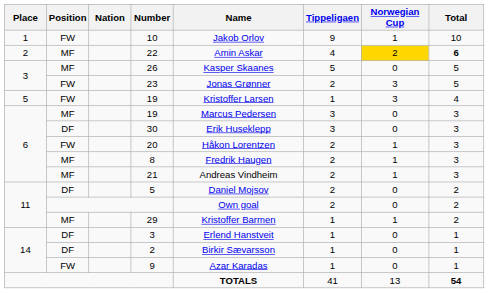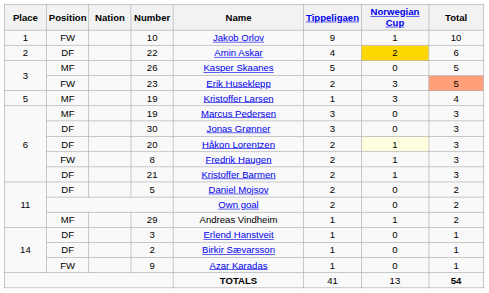(68, 53) MF -> (68, 53) DF
(456, 53) bold -> (456, 53) normal
(239, 83) Jonas Grønner -> (239, 83) Erik Huseklepp
(456, 83) no background -> (456, 83) lightsalmon background
(68, 99) FW -> (68, 99) MF
(239, 129) Erik Huseklepp -> (239, 129) Jonas Grønner
(68, 144) FW -> (68, 144) DF
(395, 144) no background -> (395, 144) lightyellow background
(68, 159) MF -> (68, 159) FW
(68, 174) MF -> (68, 174) DF
(239, 174) Andreas Vindheim -> (239, 174) Kristoffer Barmen
(239, 220) Kristoffer Barmen -> (239, 220) Andreas Vindheim
